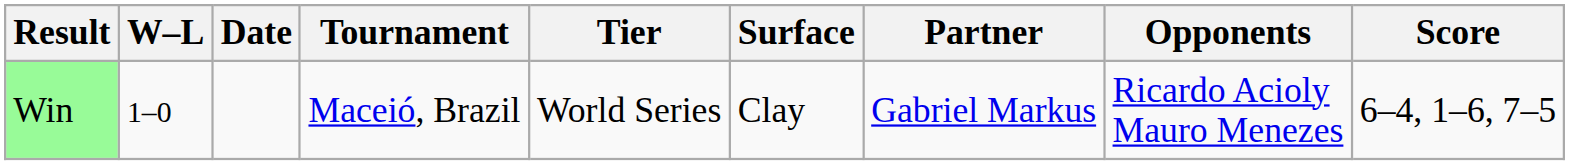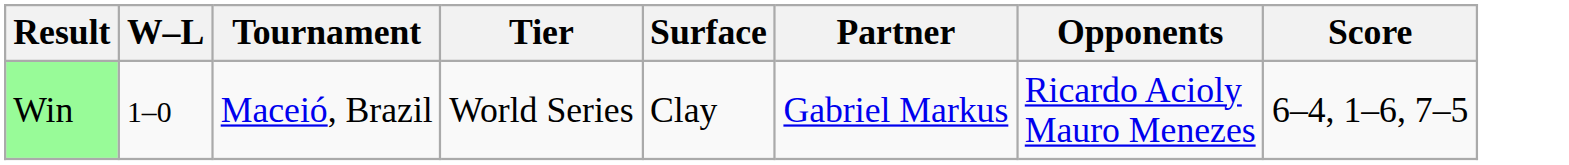- column: (256, 32)
